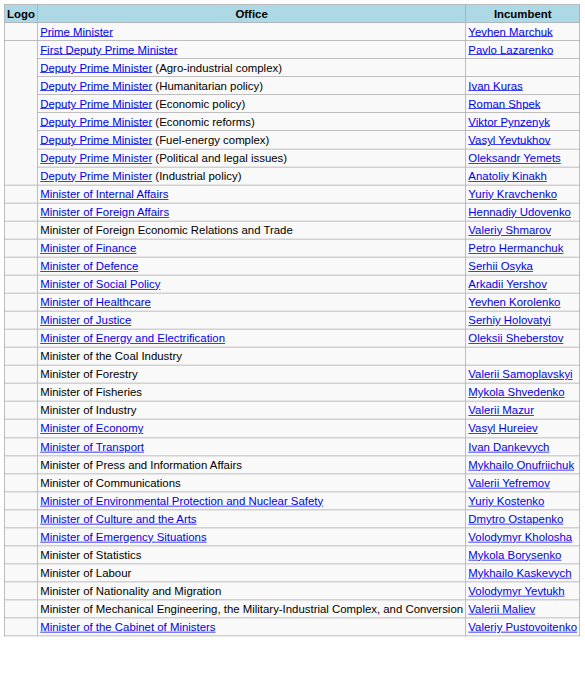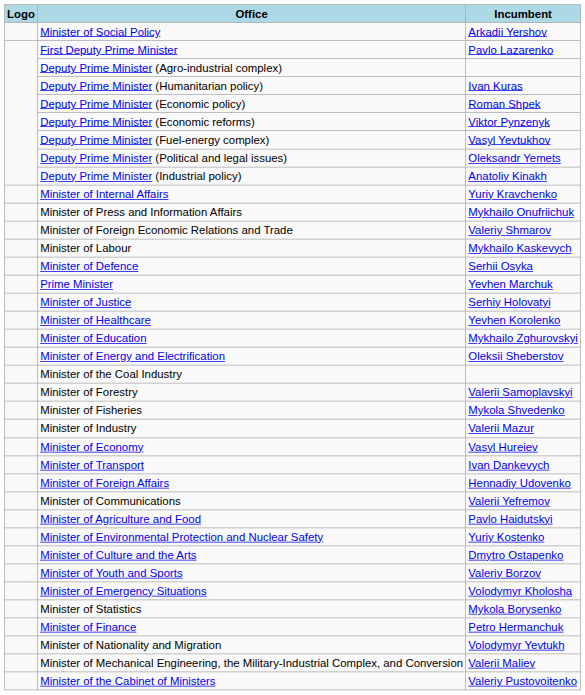rows swapped: (77, 32) <-> (100, 284)
rows swapped: (105, 212) <-> (141, 465)
rows swapped: (88, 248) <-> (86, 573)
rows swapped: (86, 320) <-> (96, 302)
+ row: (93, 338)
+ row: (121, 519)
+ row: (111, 573)
